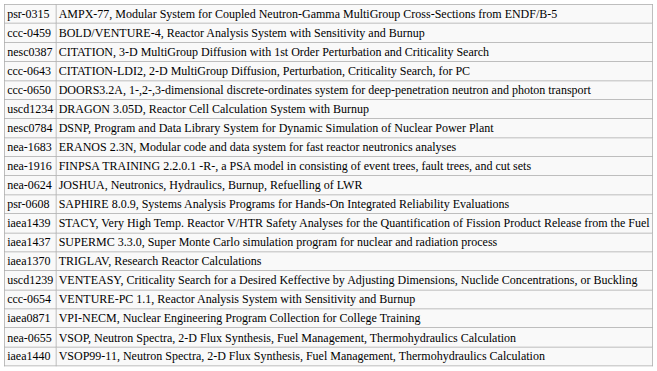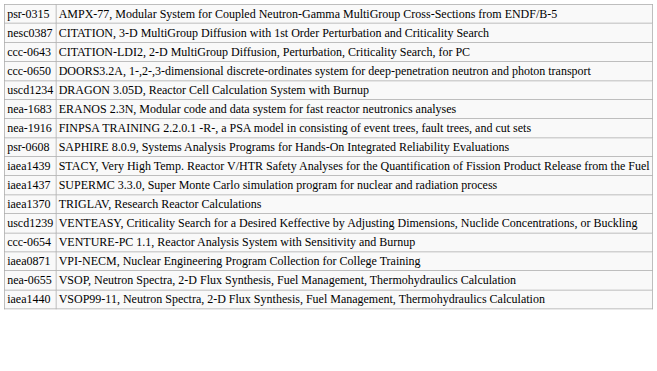- row: (29, 33)
- row: (30, 128)
- row: (29, 185)
